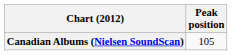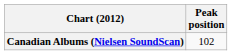(206, 41) 105 -> (206, 41) 102
